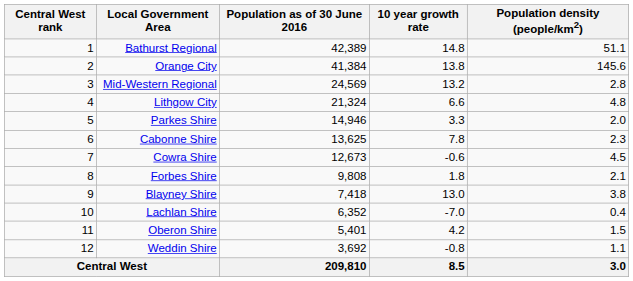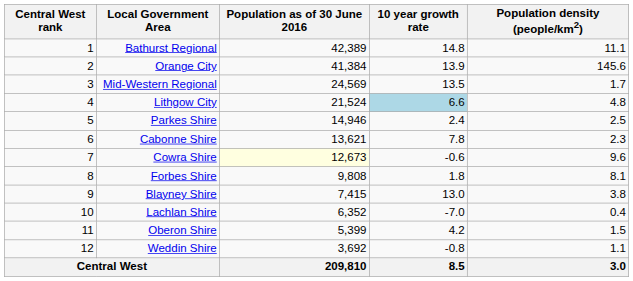(615, 47) 51.1 -> (615, 47) 11.1
(453, 66) 13.8 -> (453, 66) 13.9
(453, 84) 13.2 -> (453, 84) 13.5
(618, 84) 2.8 -> (618, 84) 1.7
(349, 102) 21,324 -> (349, 102) 21,524
(457, 102) no background -> (457, 102) lightblue background
(457, 121) 3.3 -> (457, 121) 2.4
(618, 121) 2.0 -> (618, 121) 2.5
(349, 139) 13,625 -> (349, 139) 13,621
(349, 157) no background -> (349, 157) lightyellow background
(618, 157) 4.5 -> (618, 157) 9.6
(618, 175) 2.1 -> (618, 175) 8.1
(352, 194) 7,418 -> (352, 194) 7,415
(352, 230) 5,401 -> (352, 230) 5,399
